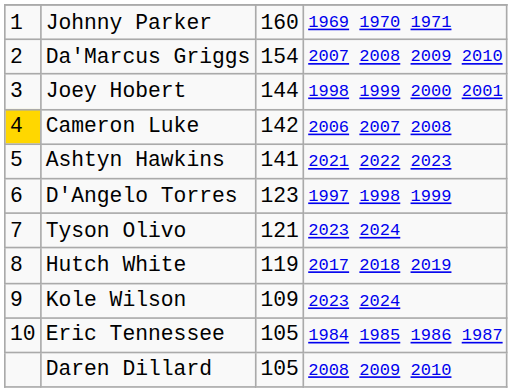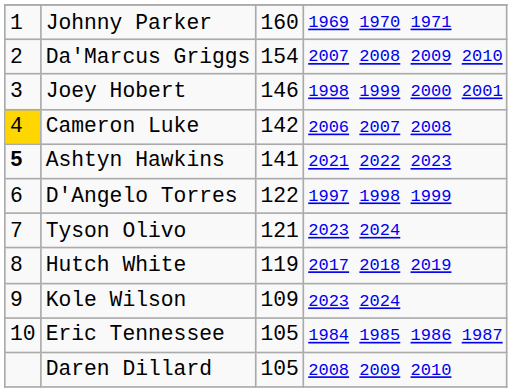(280, 92) 144 -> (280, 92) 146
(16, 161) normal -> (16, 161) bold
(280, 196) 123 -> (280, 196) 122
